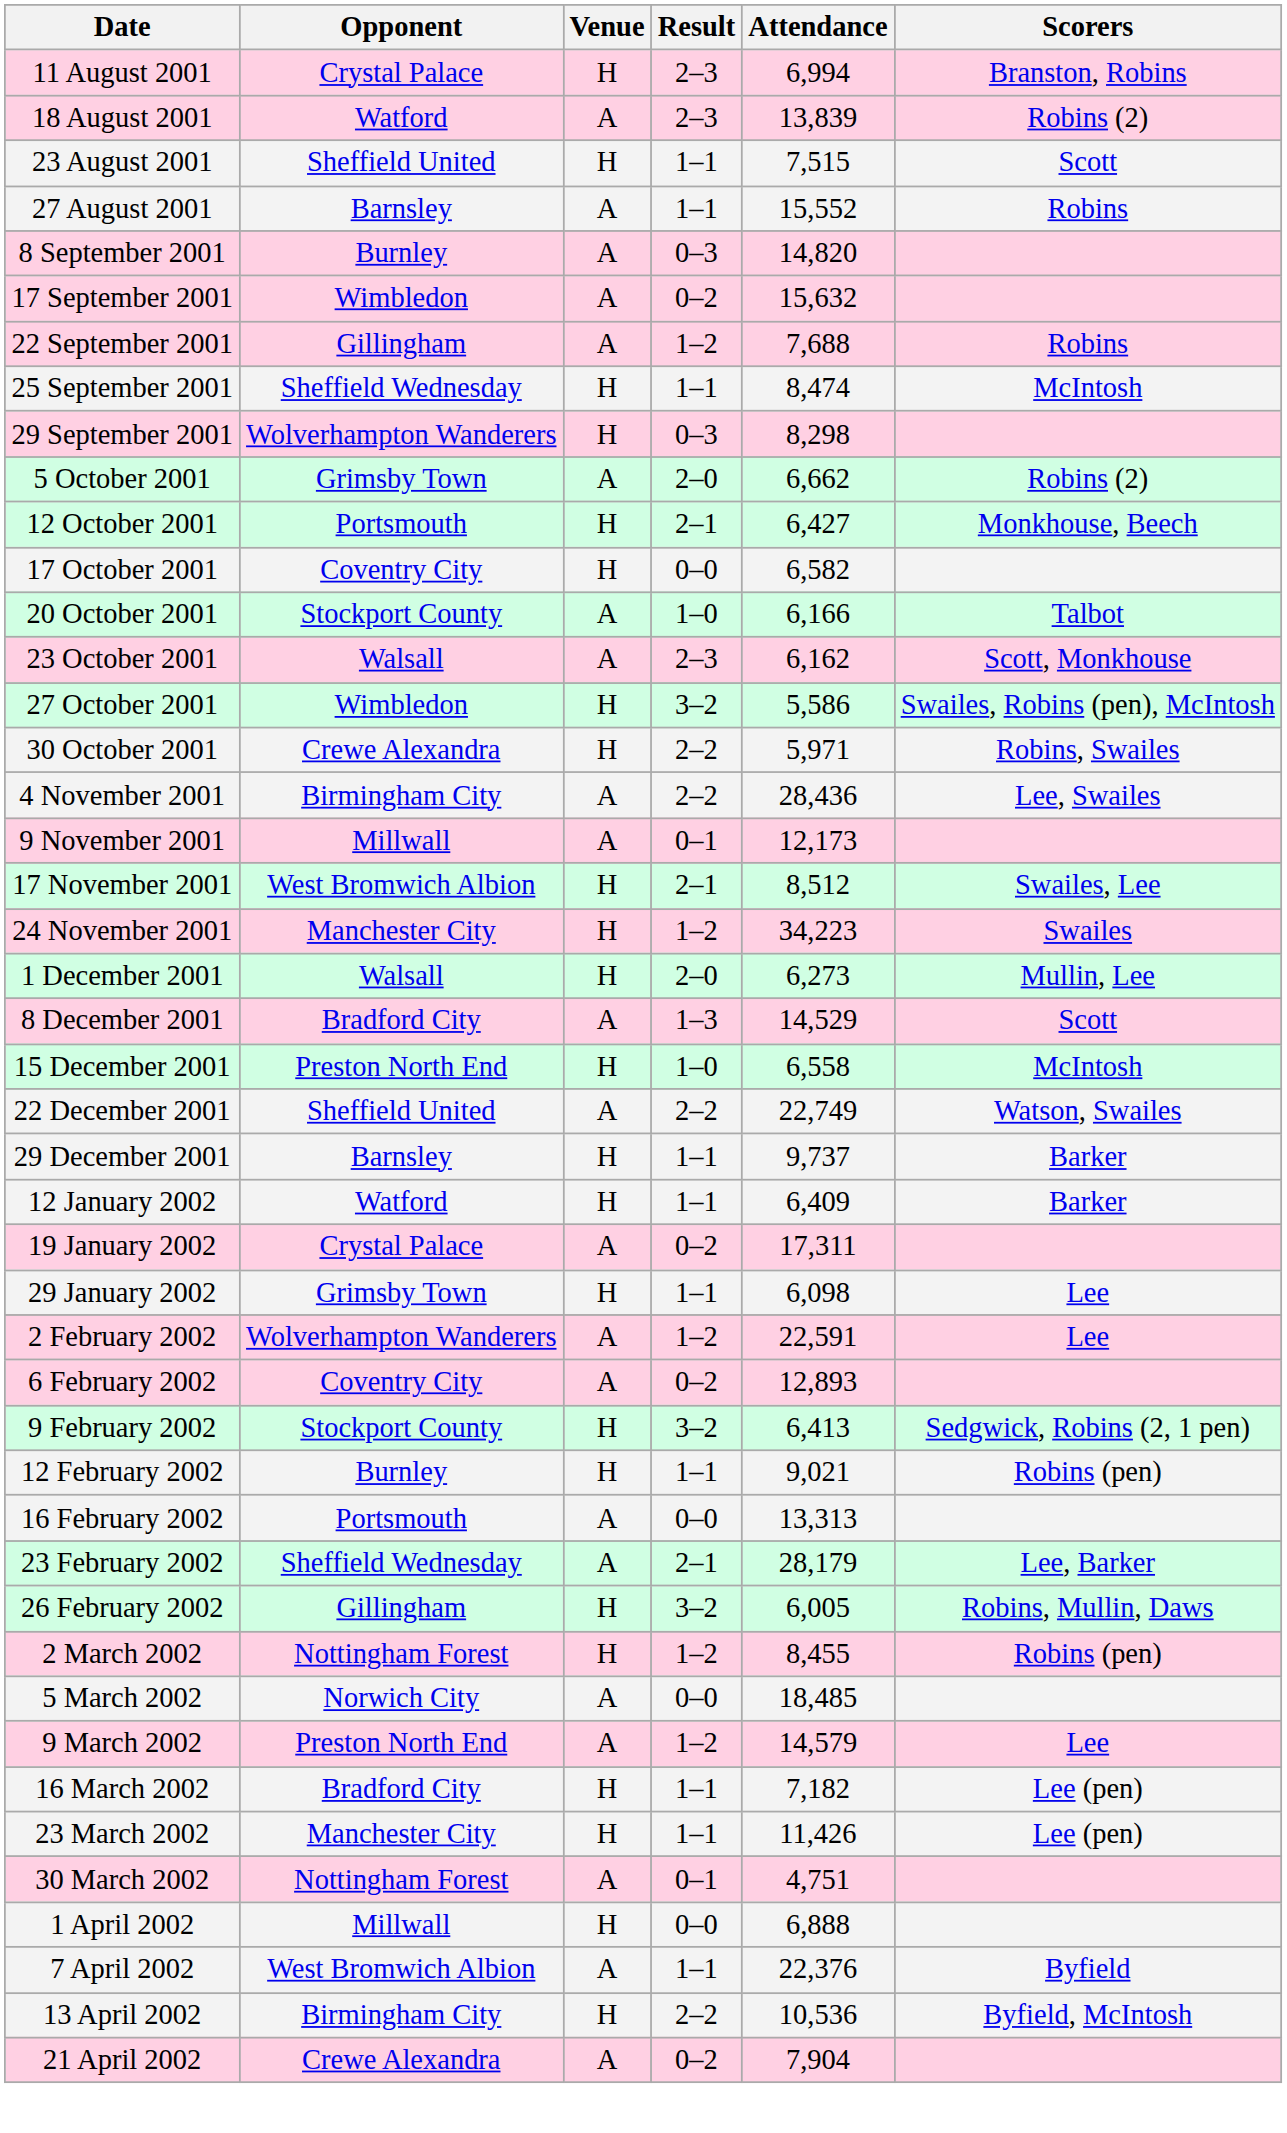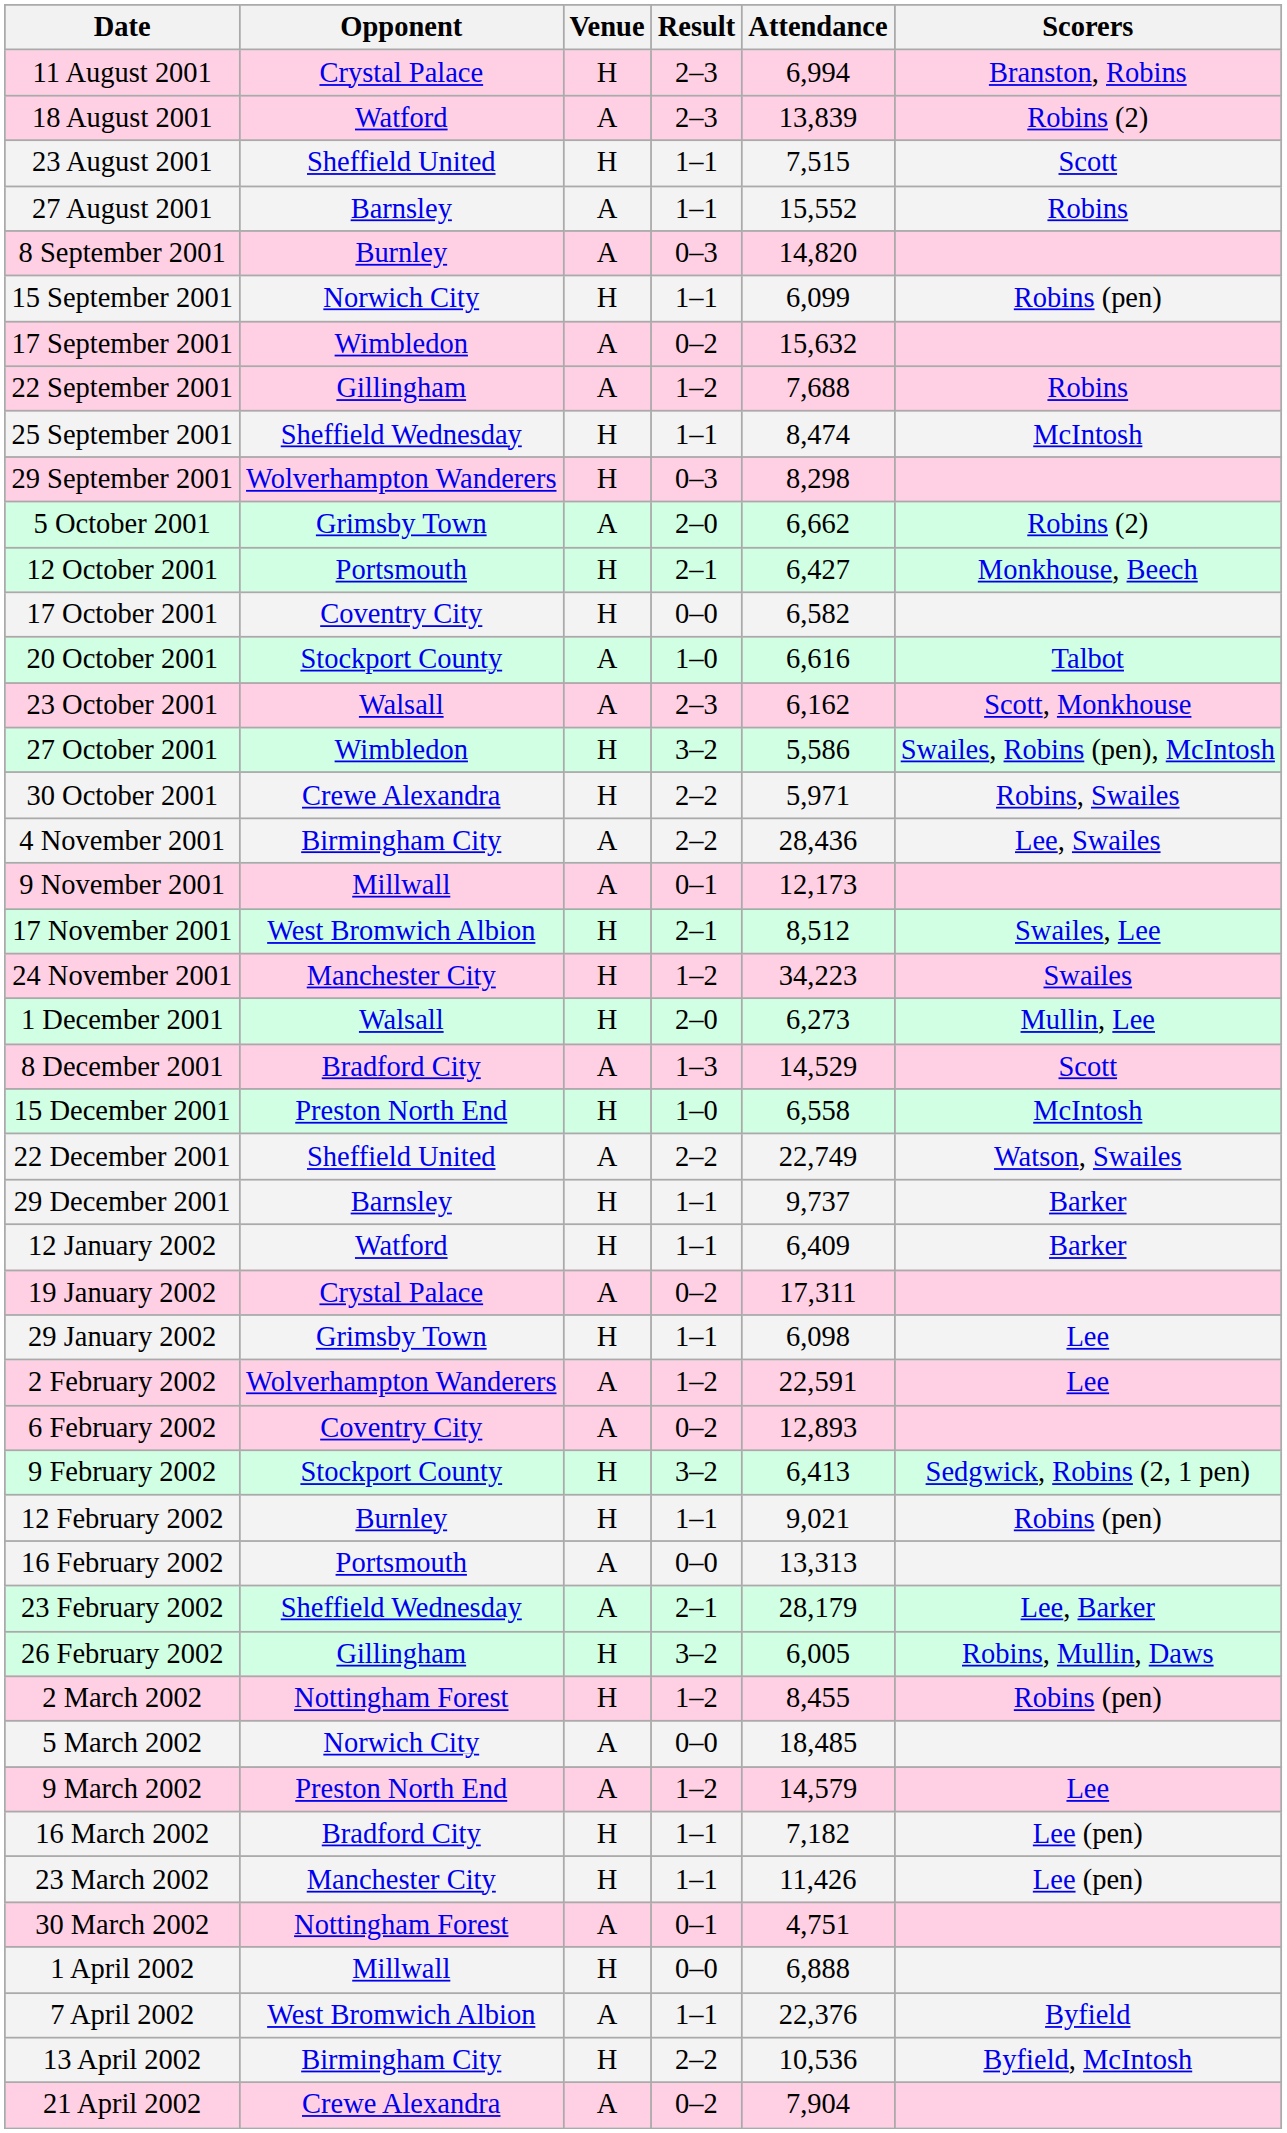+ row: (122, 298)
(818, 614) 6,166 -> (818, 659) 6,616
